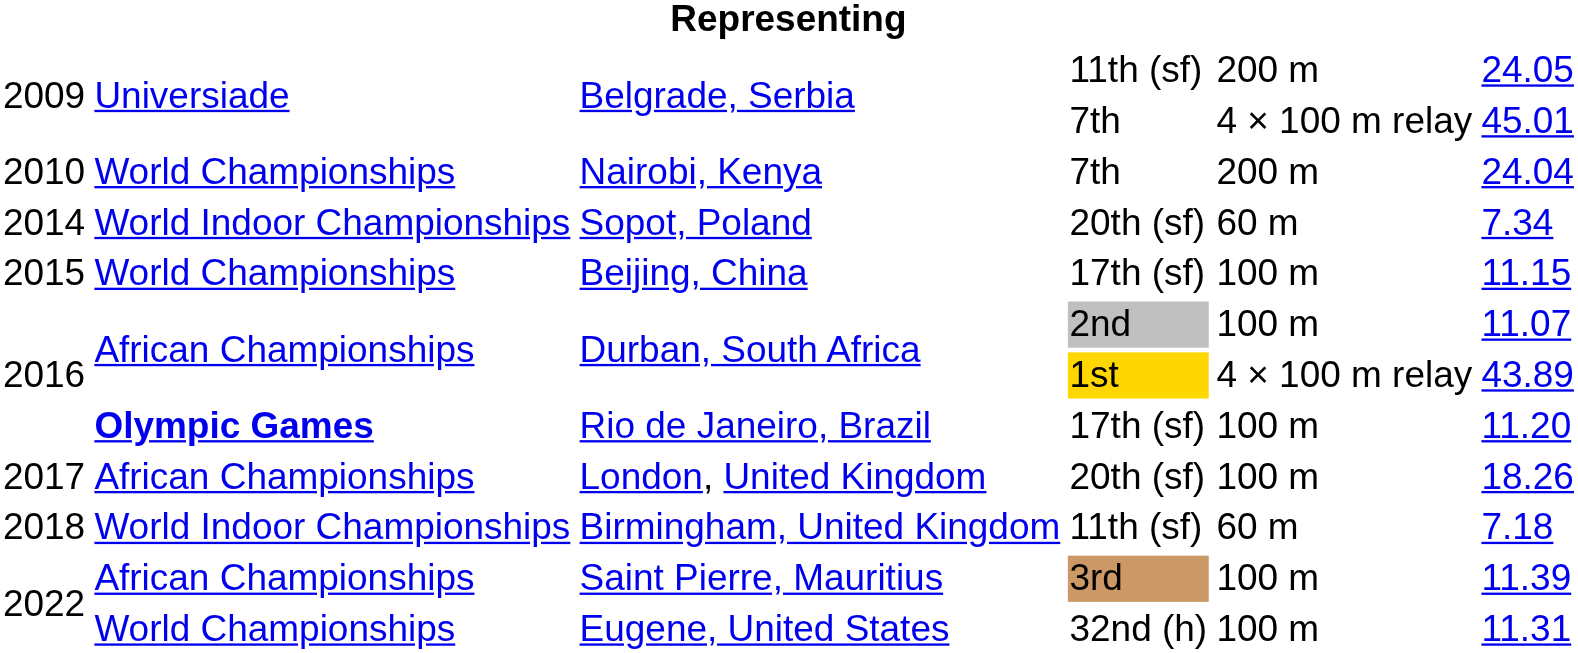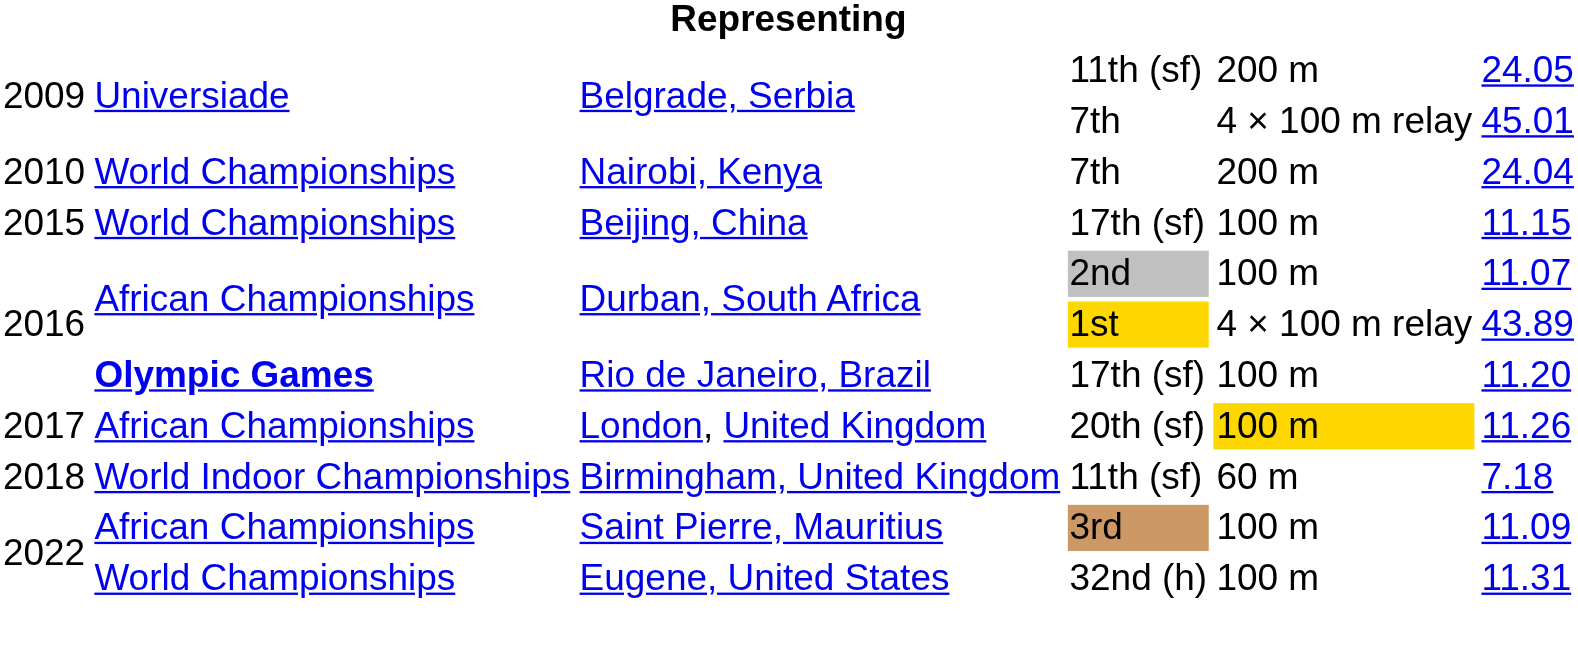- row: (696, 222)
(1268, 476) no background -> (1268, 425) gold background
(1528, 476) 18.26 -> (1526, 425) 11.26
(1526, 578) 11.39 -> (1526, 527) 11.09
